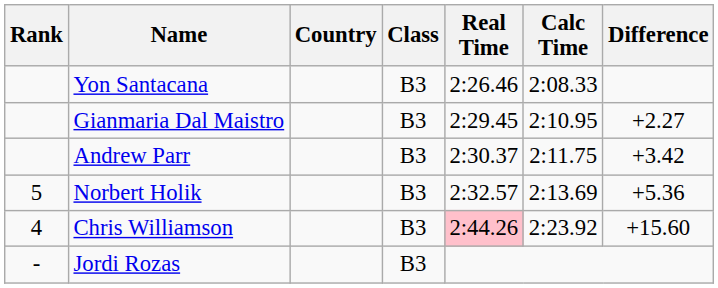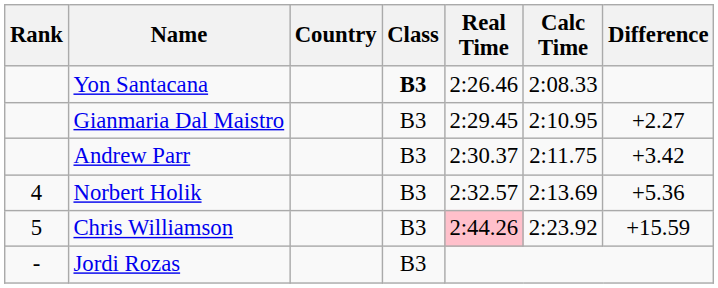(413, 84) normal -> (413, 84) bold
(36, 192) 5 -> (36, 192) 4
(36, 228) 4 -> (36, 228) 5
(658, 228) +15.60 -> (658, 228) +15.59
